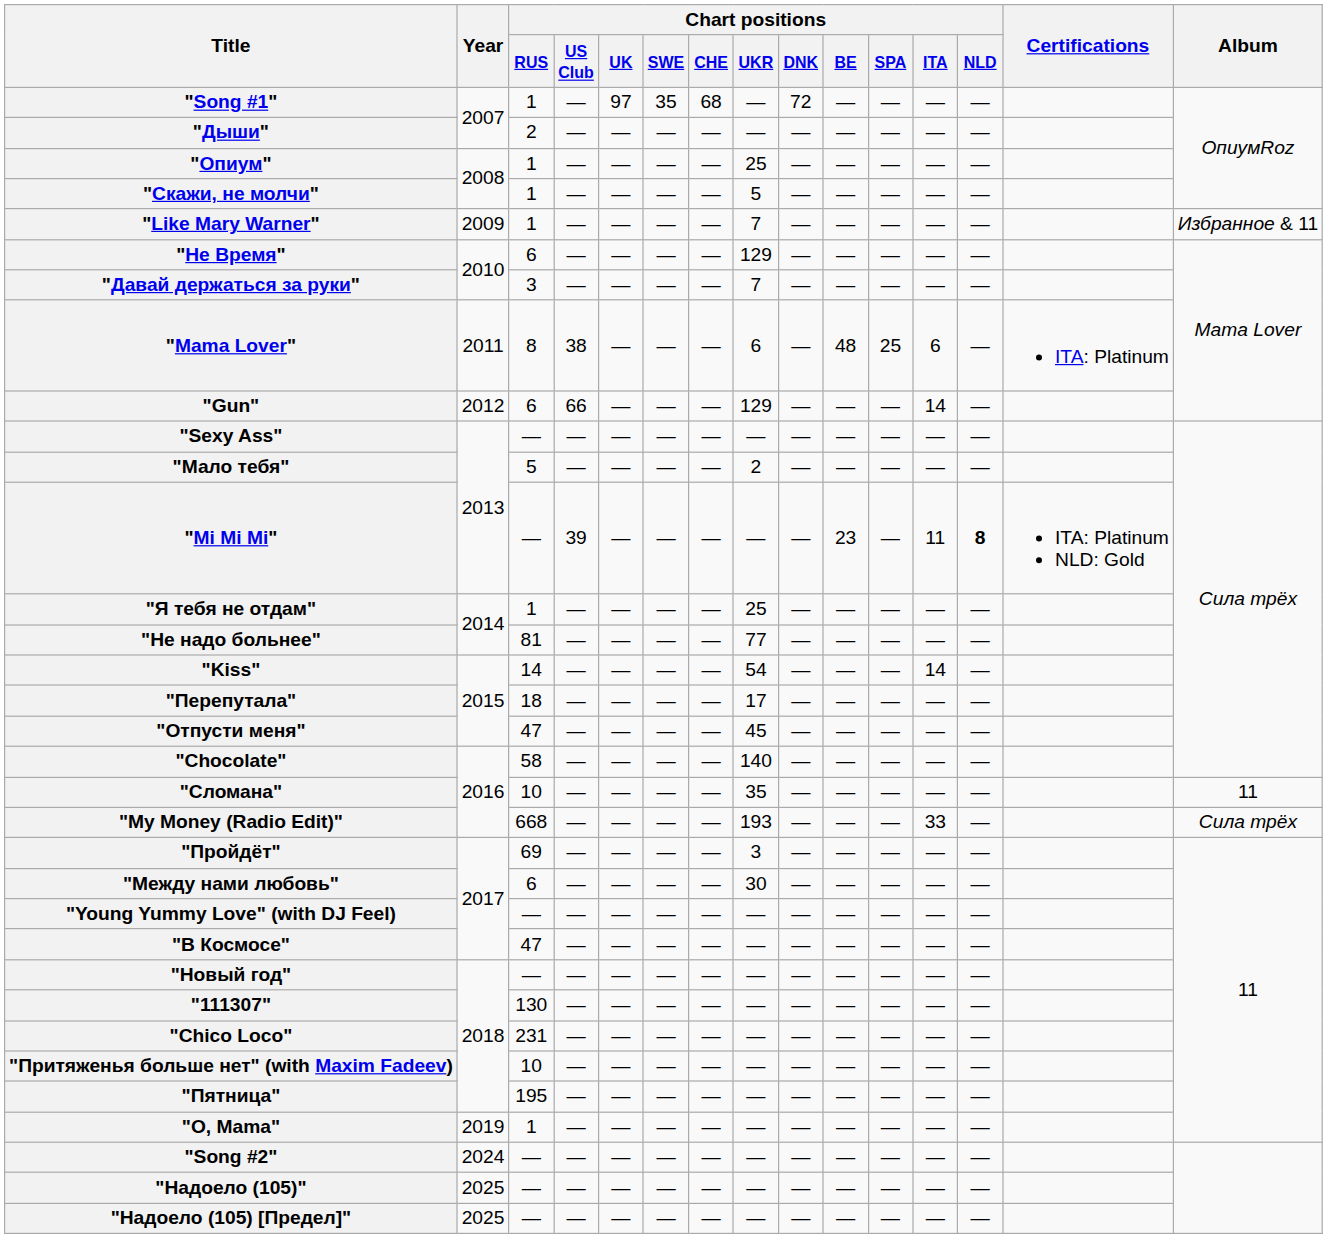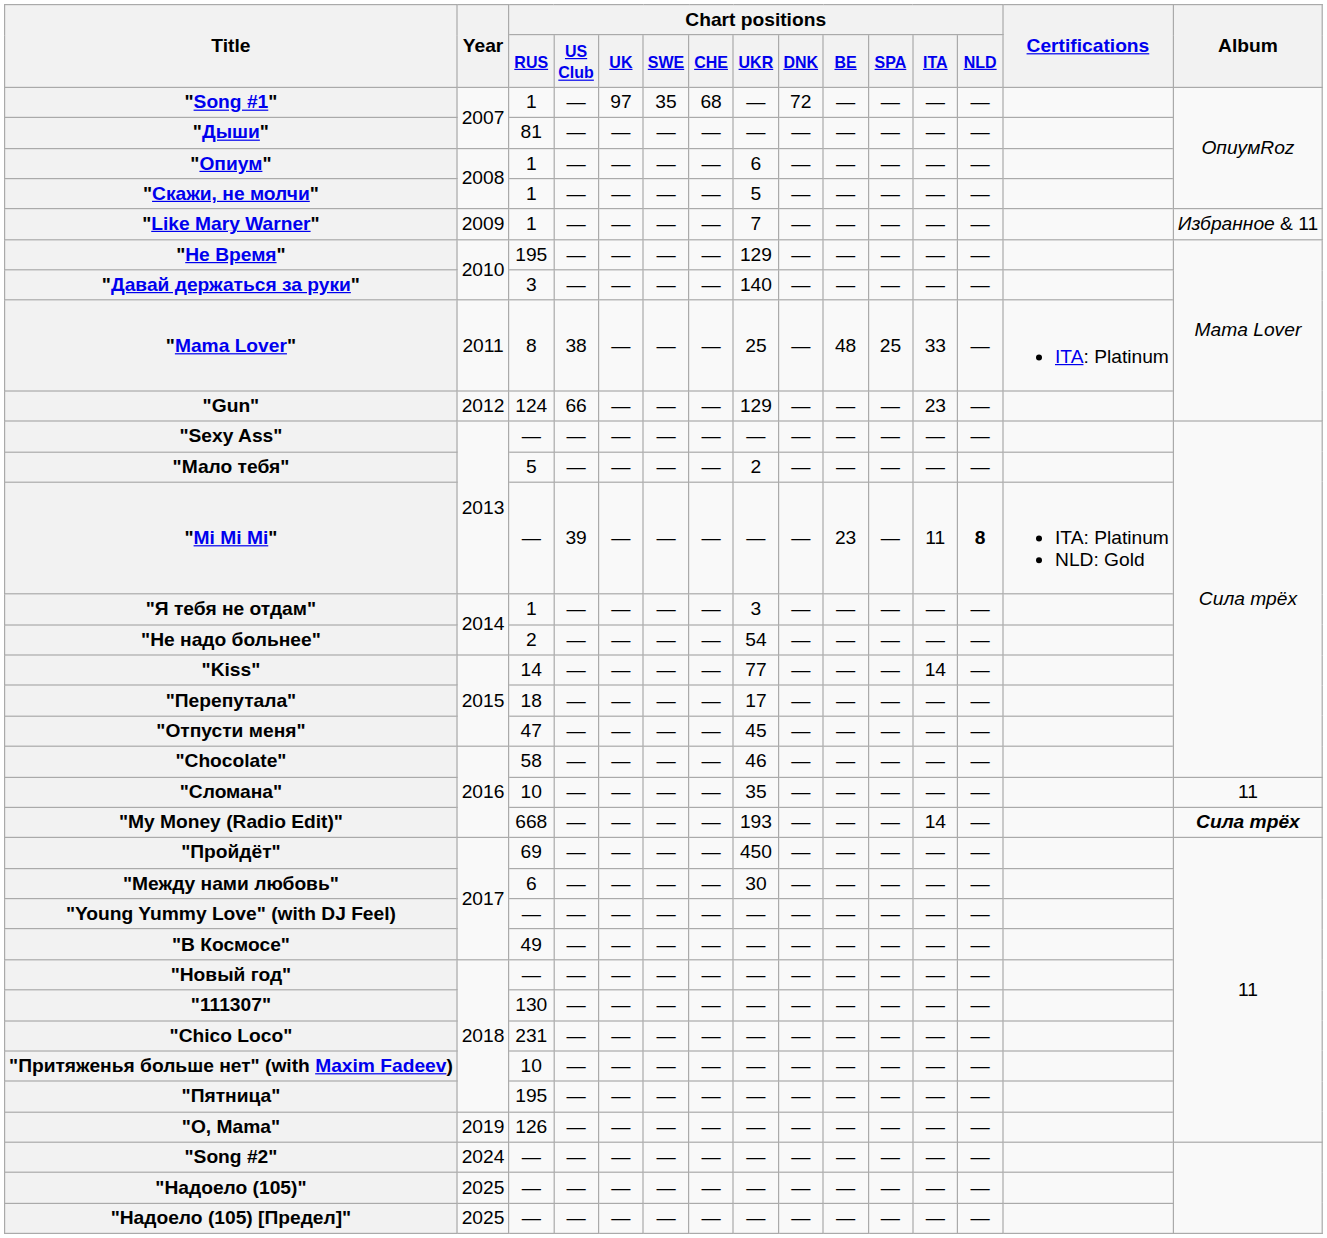(531, 132) 2 -> (531, 132) 81
(756, 163) 25 -> (756, 163) 6
(531, 254) 6 -> (531, 254) 195
(756, 284) 7 -> (756, 284) 140
(756, 345) 6 -> (756, 345) 25
(935, 345) 6 -> (935, 345) 33
(531, 405) 6 -> (531, 405) 124
(935, 405) 14 -> (935, 405) 23
(756, 609) 25 -> (756, 609) 3
(531, 639) 81 -> (531, 639) 2
(756, 639) 77 -> (756, 639) 54
(756, 670) 54 -> (756, 670) 77
(756, 761) 140 -> (756, 761) 46
(935, 822) 33 -> (935, 822) 14
(1248, 822) normal -> (1248, 822) bold
(756, 852) 3 -> (756, 852) 450
(531, 944) 47 -> (531, 944) 49
(531, 1126) 1 -> (531, 1126) 126
